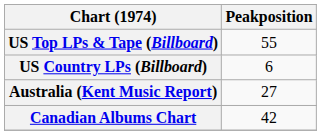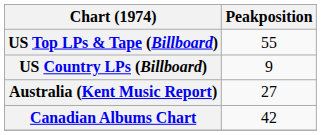(269, 67) 6 -> (269, 67) 9
